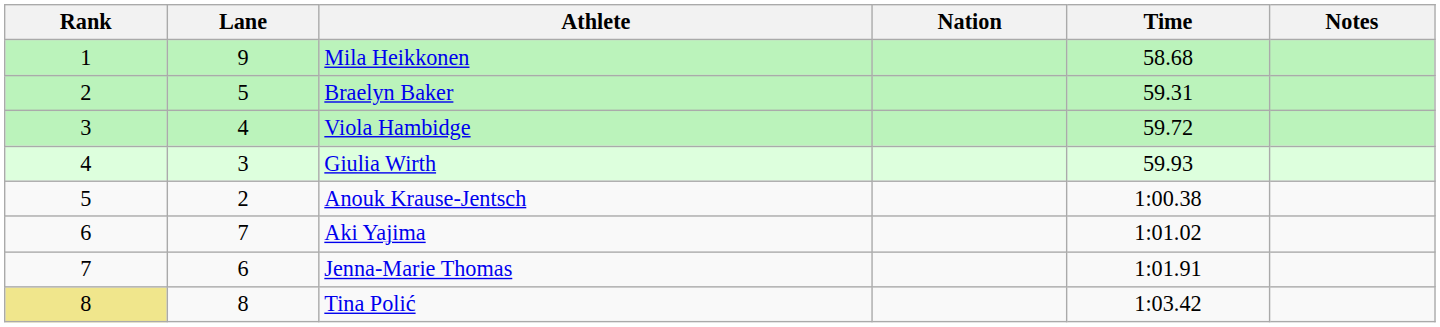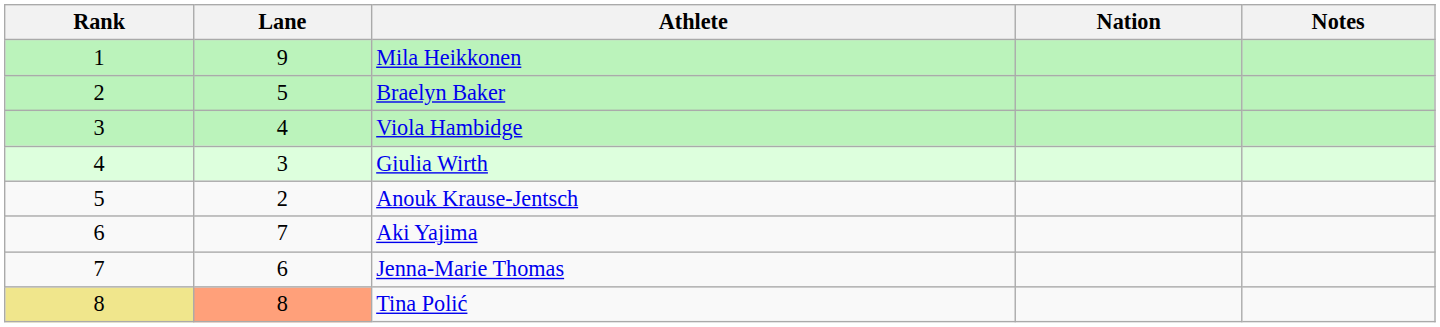- column: (1168, 22)
(243, 304) no background -> (282, 304) lightsalmon background
